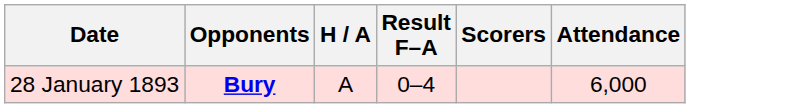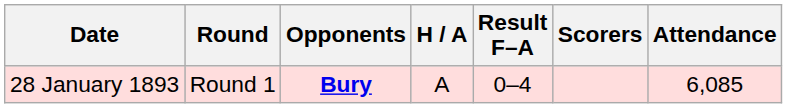+ column: (233, 35)
(618, 84) 6,000 -> (715, 84) 6,085
